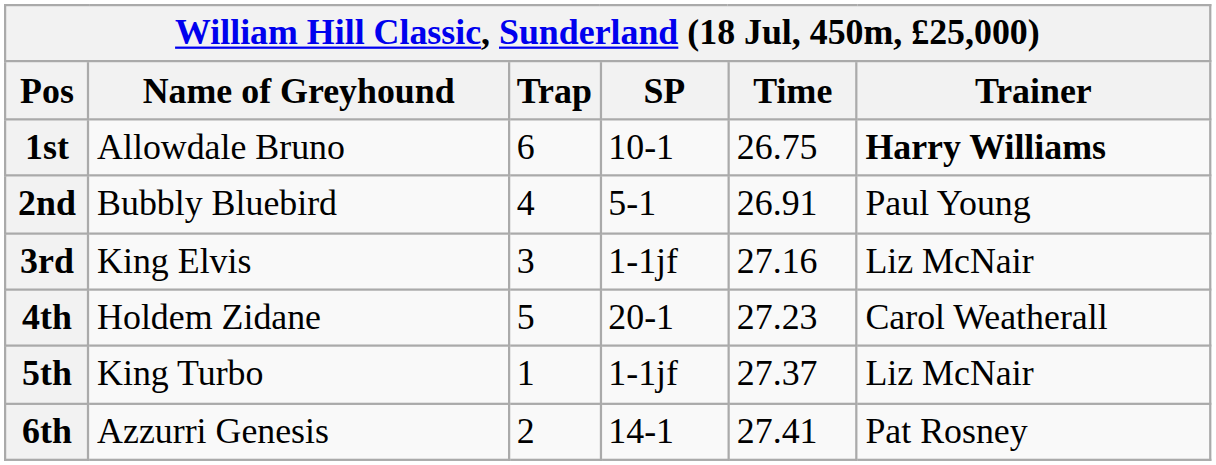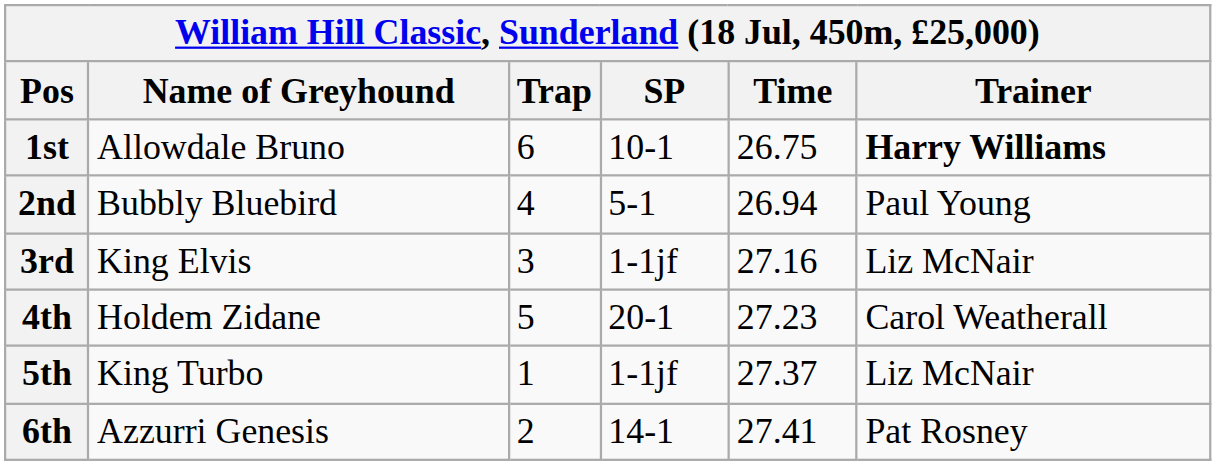(777, 203) 26.91 -> (777, 203) 26.94
